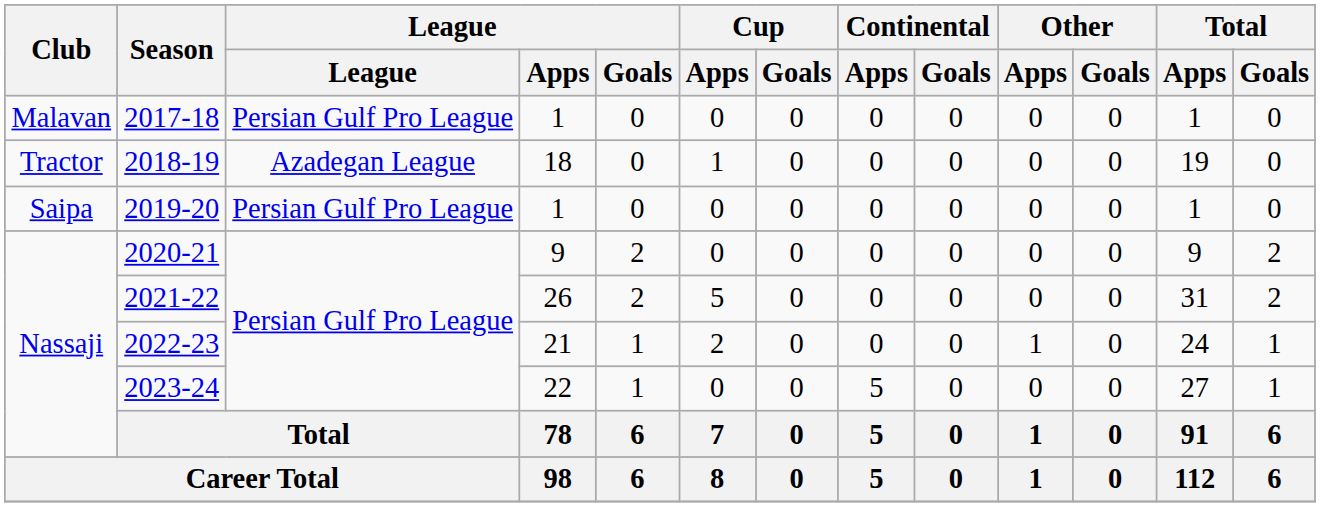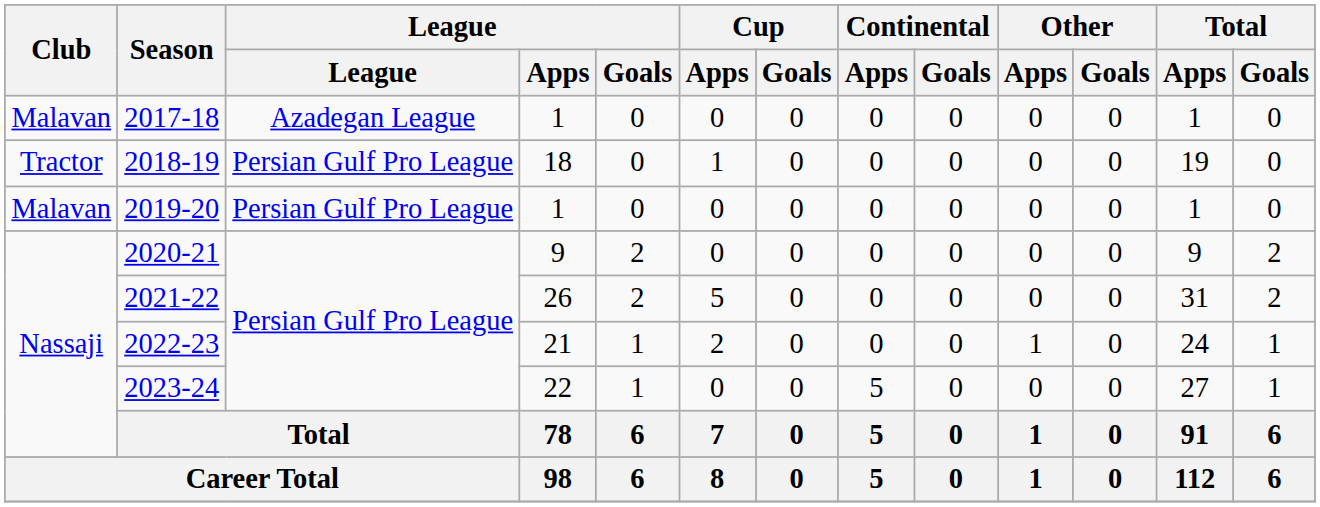(373, 117) Persian Gulf Pro League -> (373, 117) Azadegan League
(373, 162) Azadegan League -> (373, 162) Persian Gulf Pro League
(61, 207) Saipa -> (61, 207) Malavan
